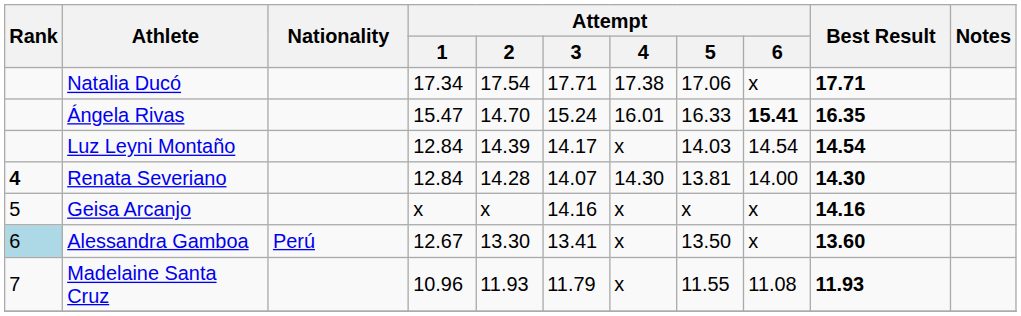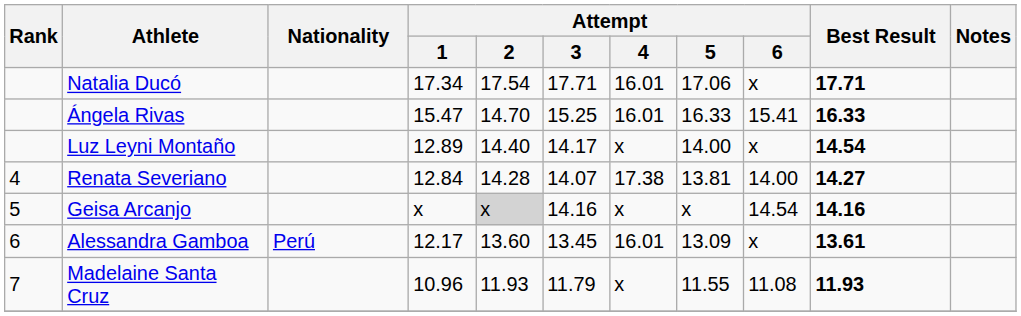(639, 84) 17.38 -> (639, 84) 16.01
(572, 115) 15.24 -> (572, 115) 15.25
(773, 115) bold -> (773, 115) normal
(840, 115) 16.35 -> (840, 115) 16.33
(438, 147) 12.84 -> (438, 147) 12.89
(505, 147) 14.39 -> (505, 147) 14.40
(706, 147) 14.03 -> (706, 147) 14.00
(773, 147) 14.54 -> (753, 147) x
(15, 178) bold -> (15, 178) normal
(639, 178) 14.30 -> (639, 178) 17.38
(840, 178) 14.30 -> (840, 178) 14.27
(485, 210) no background -> (485, 210) lightgrey background
(753, 210) x -> (773, 210) 14.54
(15, 241) lightblue background -> (15, 241) no background
(438, 241) 12.67 -> (438, 241) 12.17
(505, 241) 13.30 -> (505, 241) 13.60
(572, 241) 13.41 -> (572, 241) 13.45
(619, 241) x -> (639, 241) 16.01
(706, 241) 13.50 -> (706, 241) 13.09
(840, 241) 13.60 -> (840, 241) 13.61
